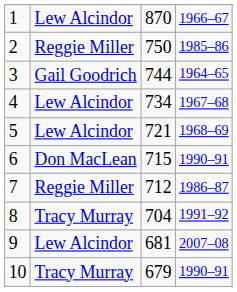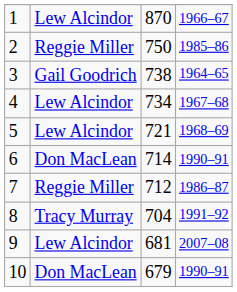(158, 74) 744 -> (158, 74) 738
(158, 159) 715 -> (158, 159) 714
(84, 272) Tracy Murray -> (86, 272) Don MacLean
